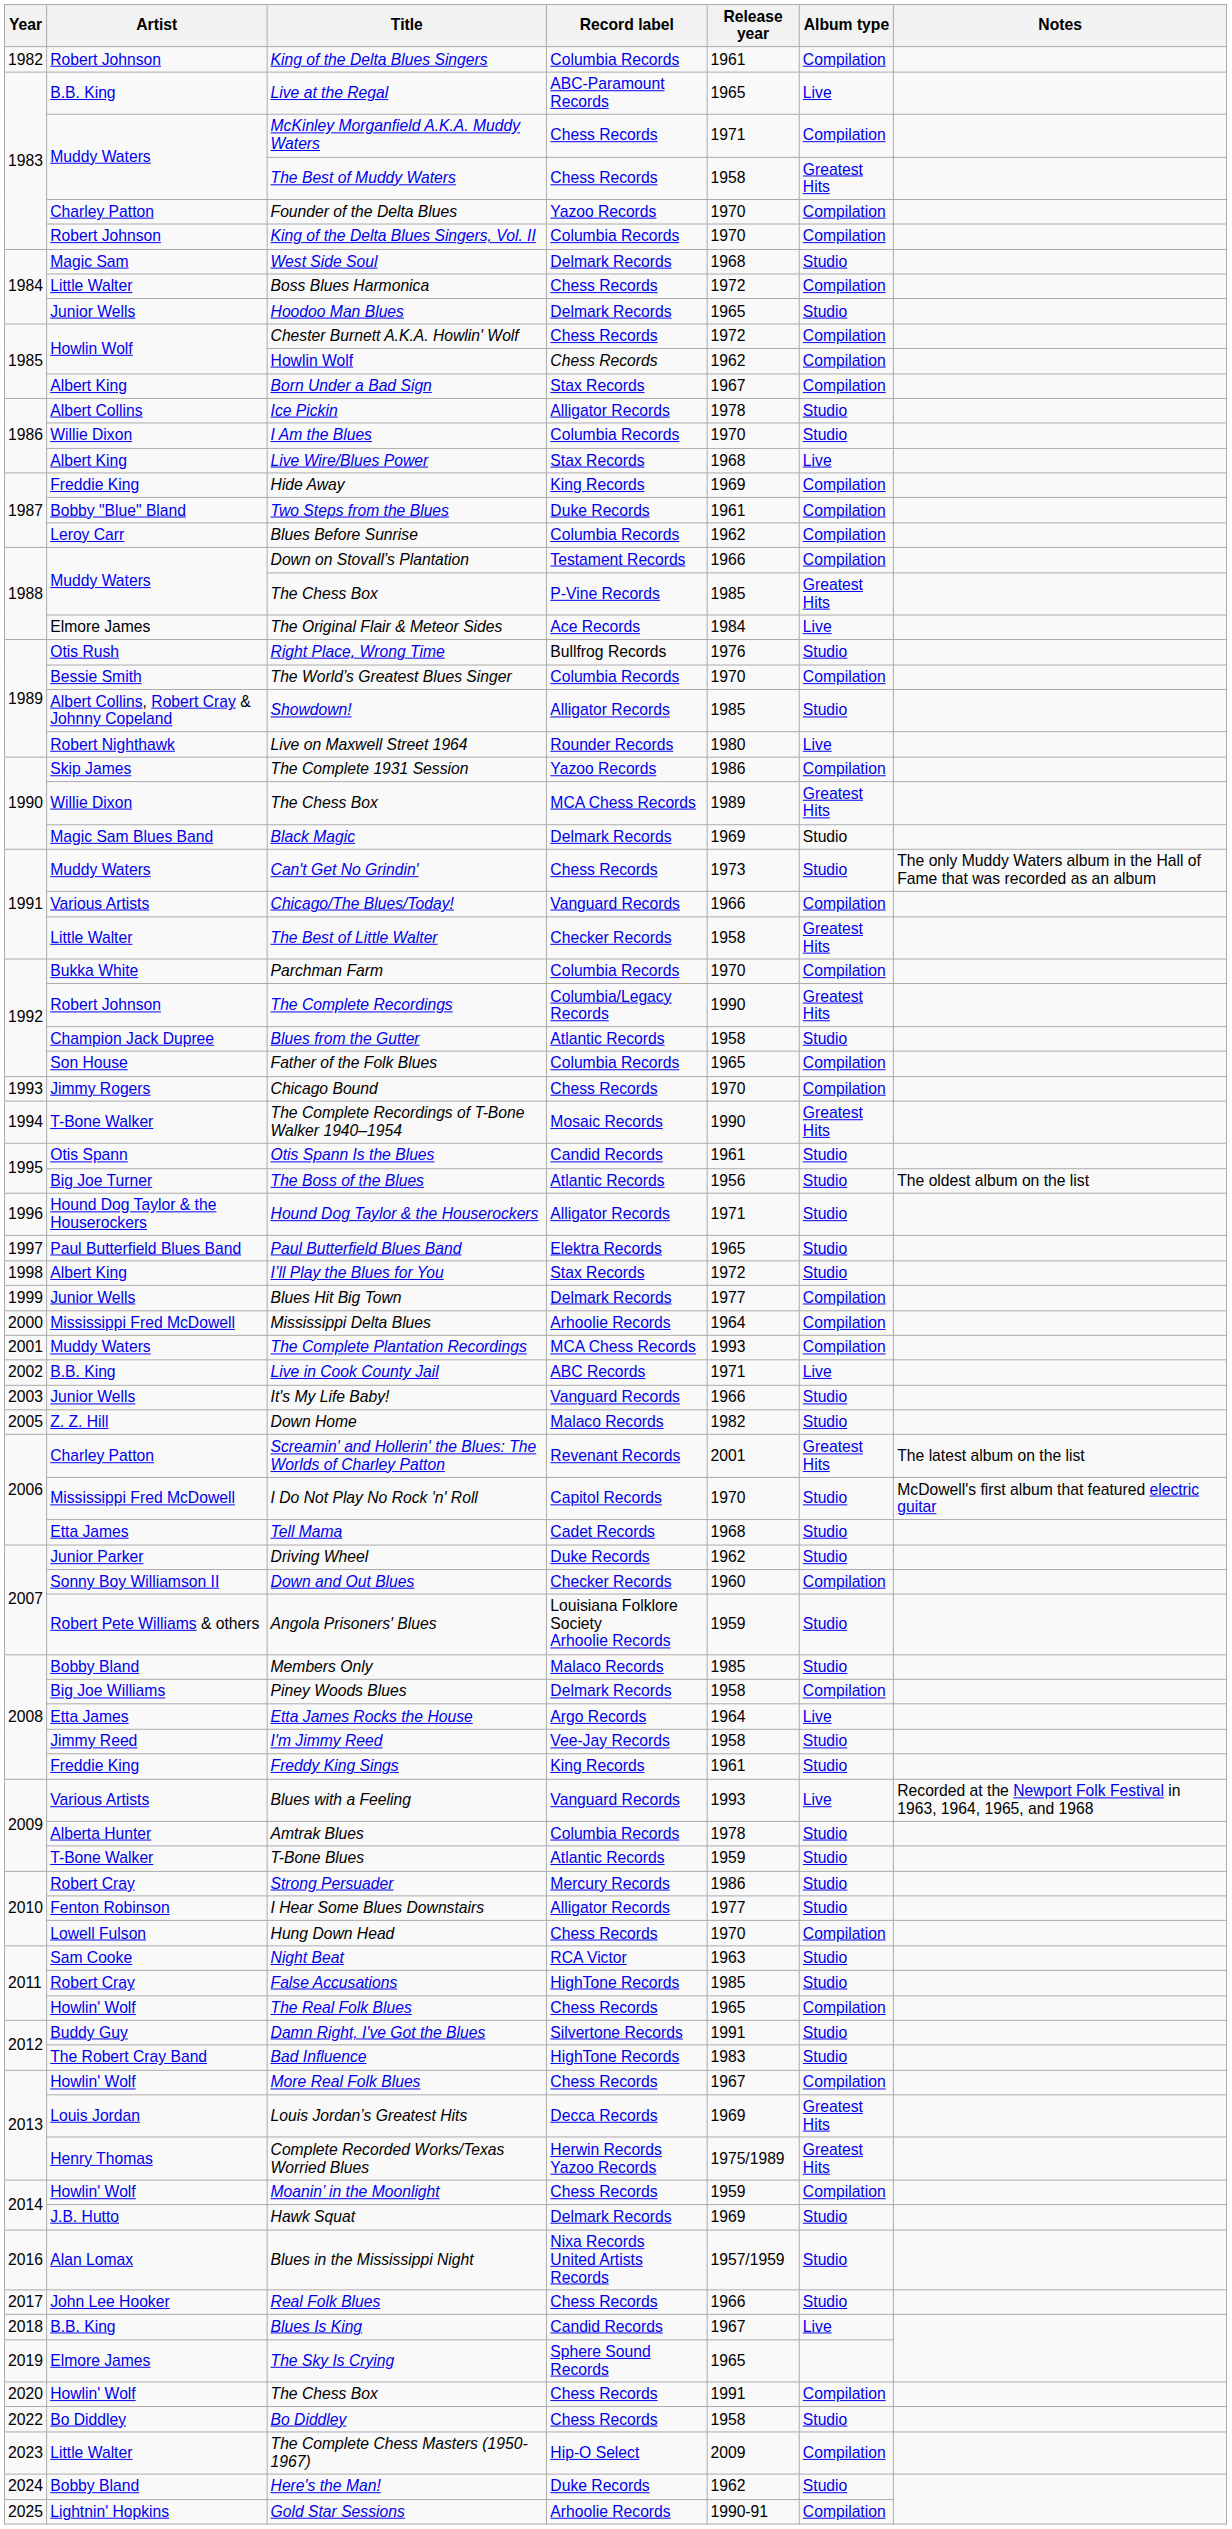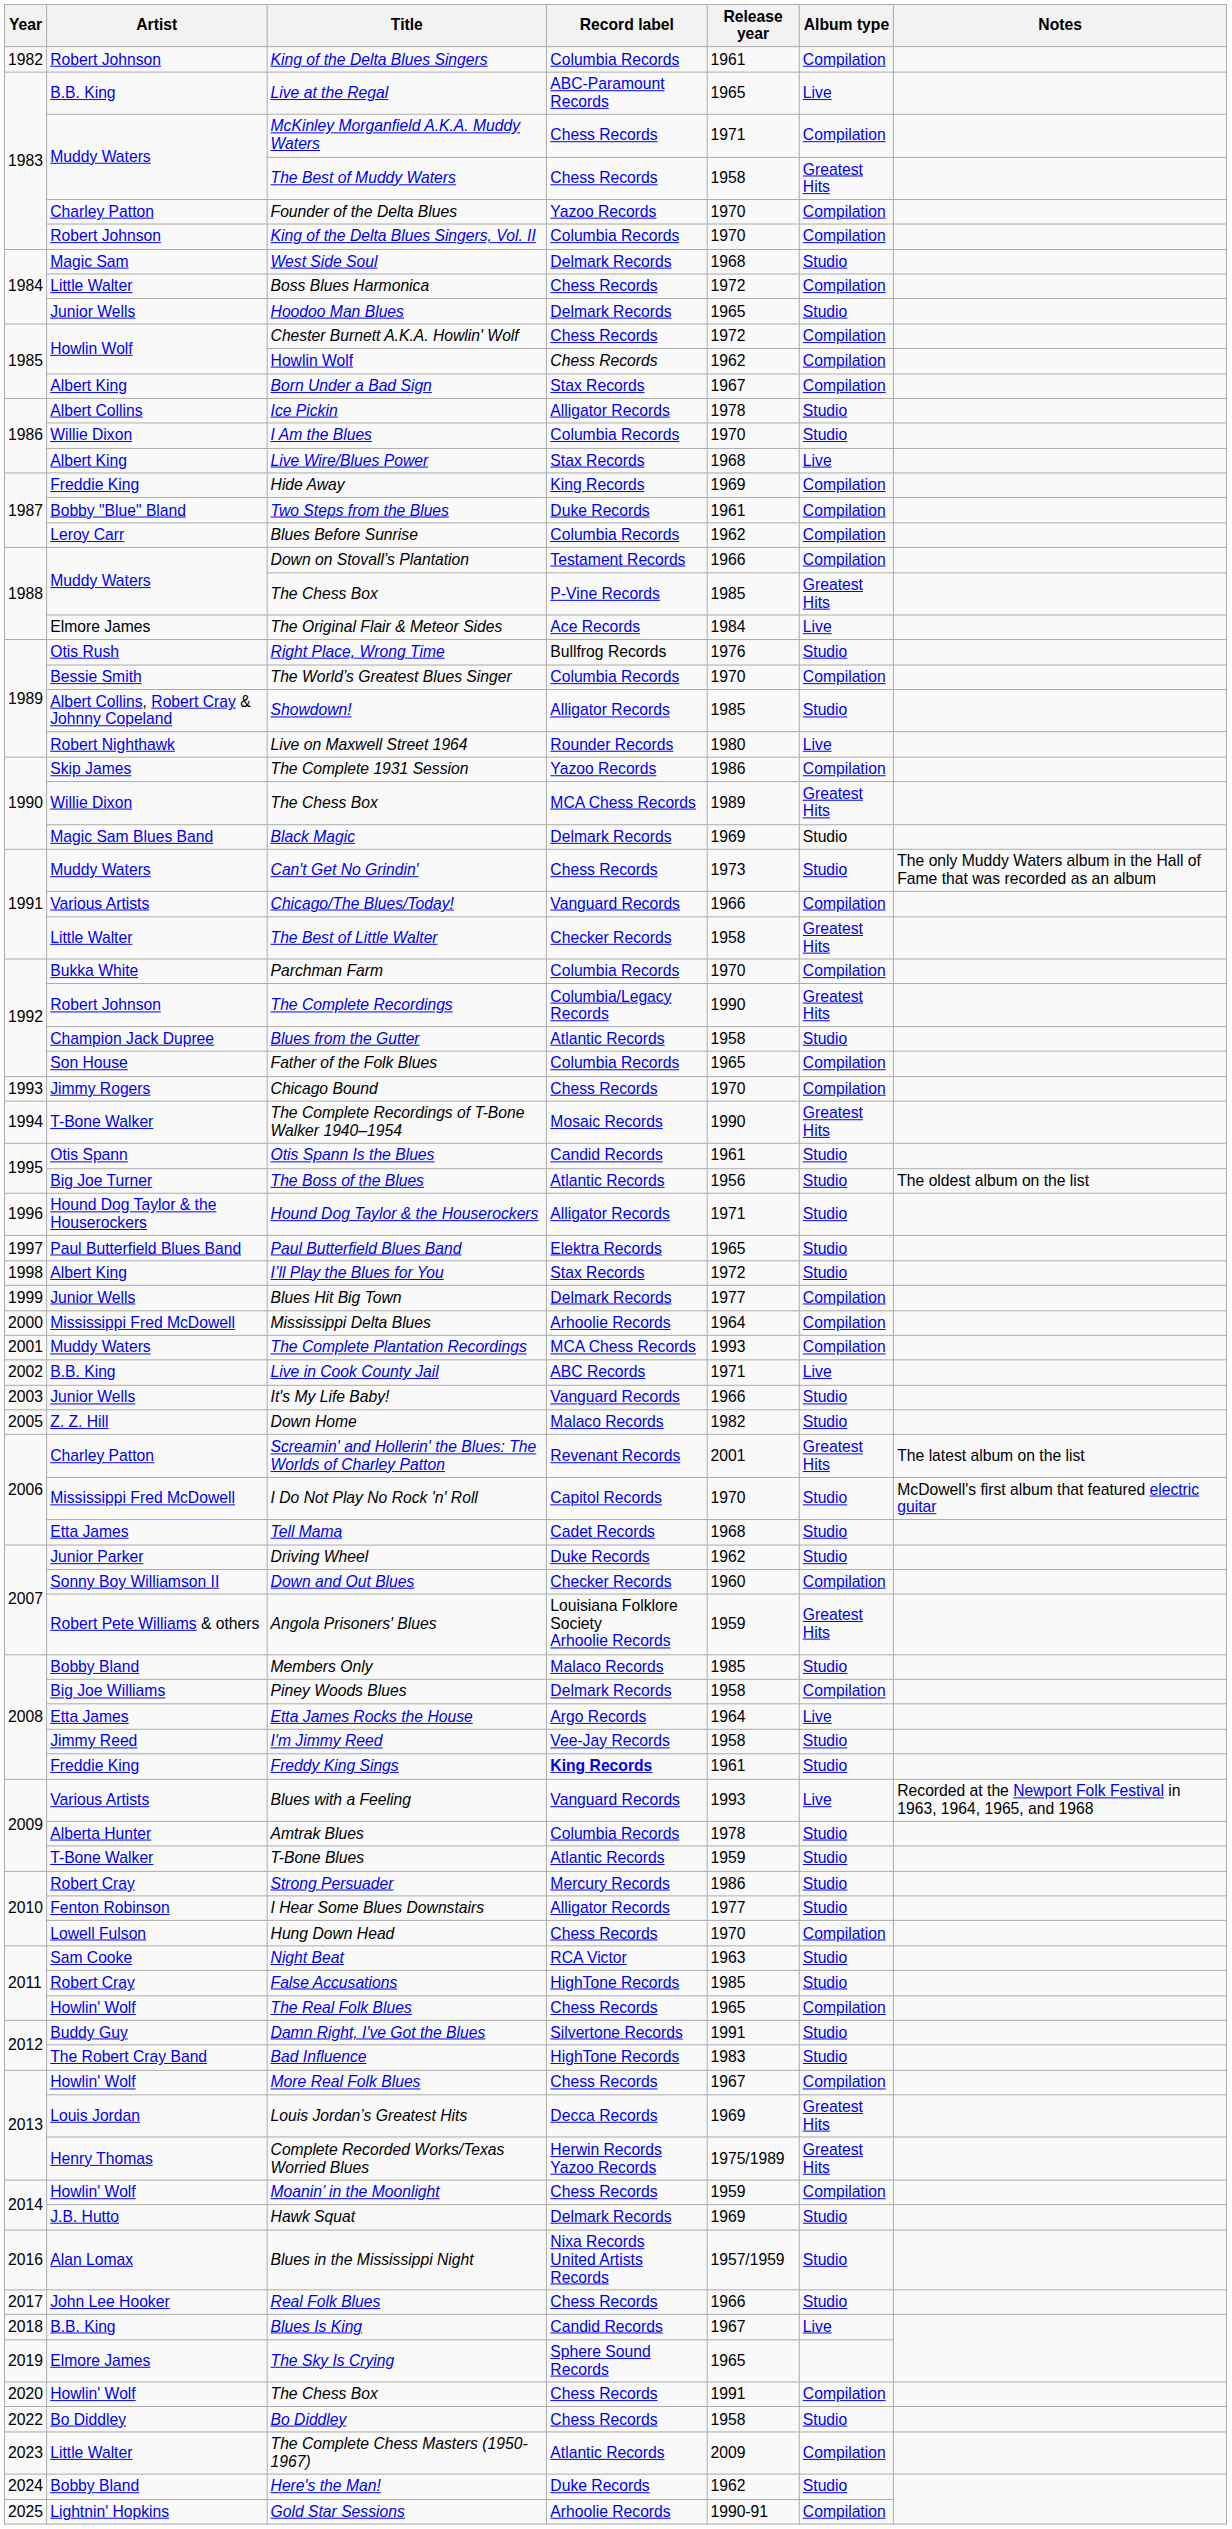(825, 1624) Studio -> (833, 1624) Greatest Hits
(597, 1766) normal -> (601, 1766) bold
(595, 2452) Hip-O Select -> (607, 2452) Atlantic Records
